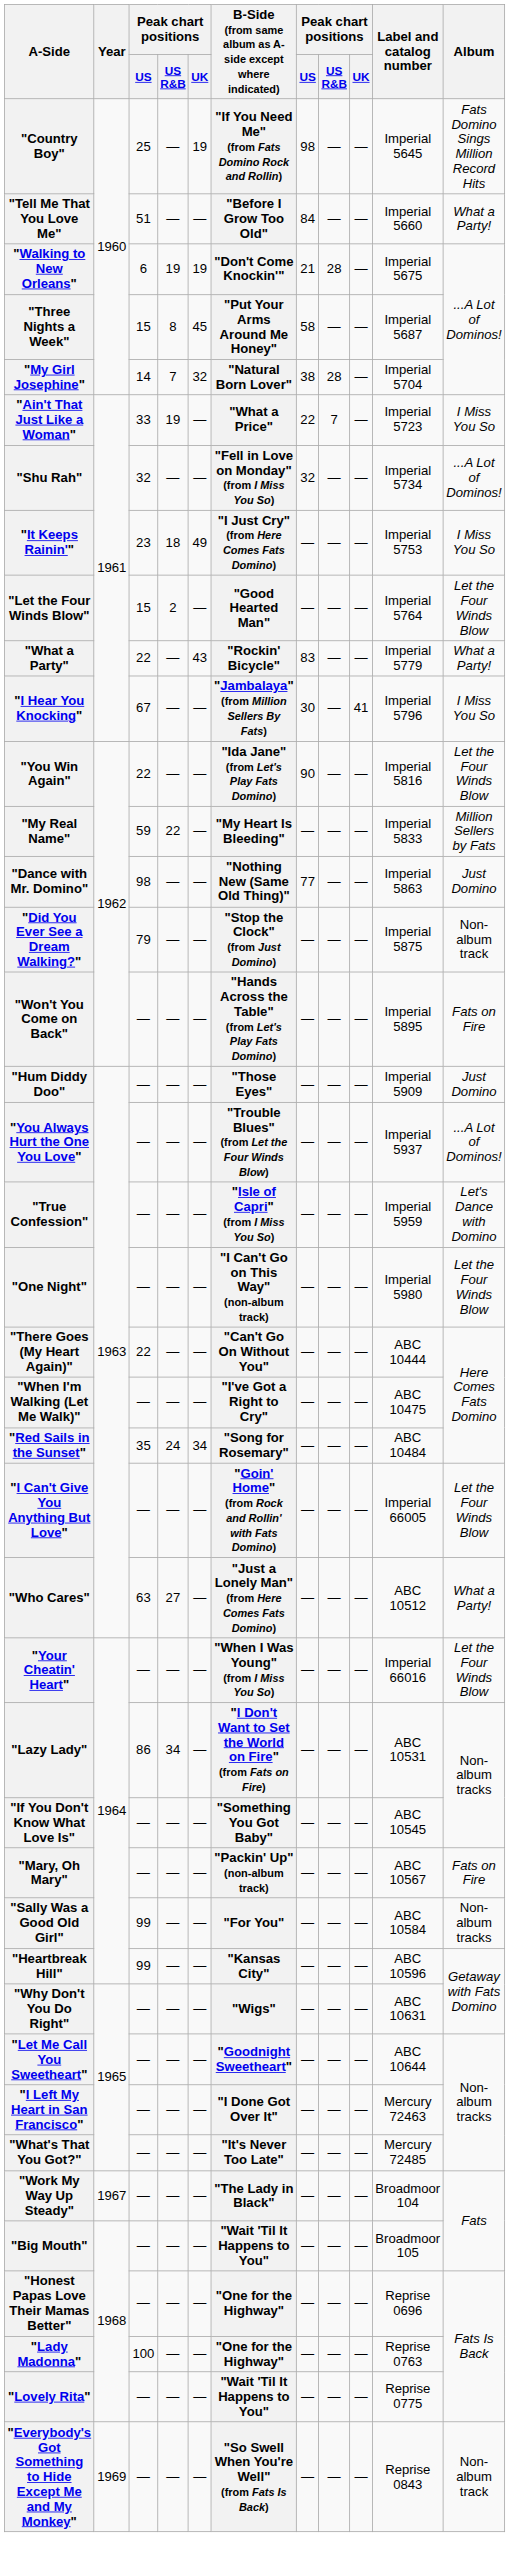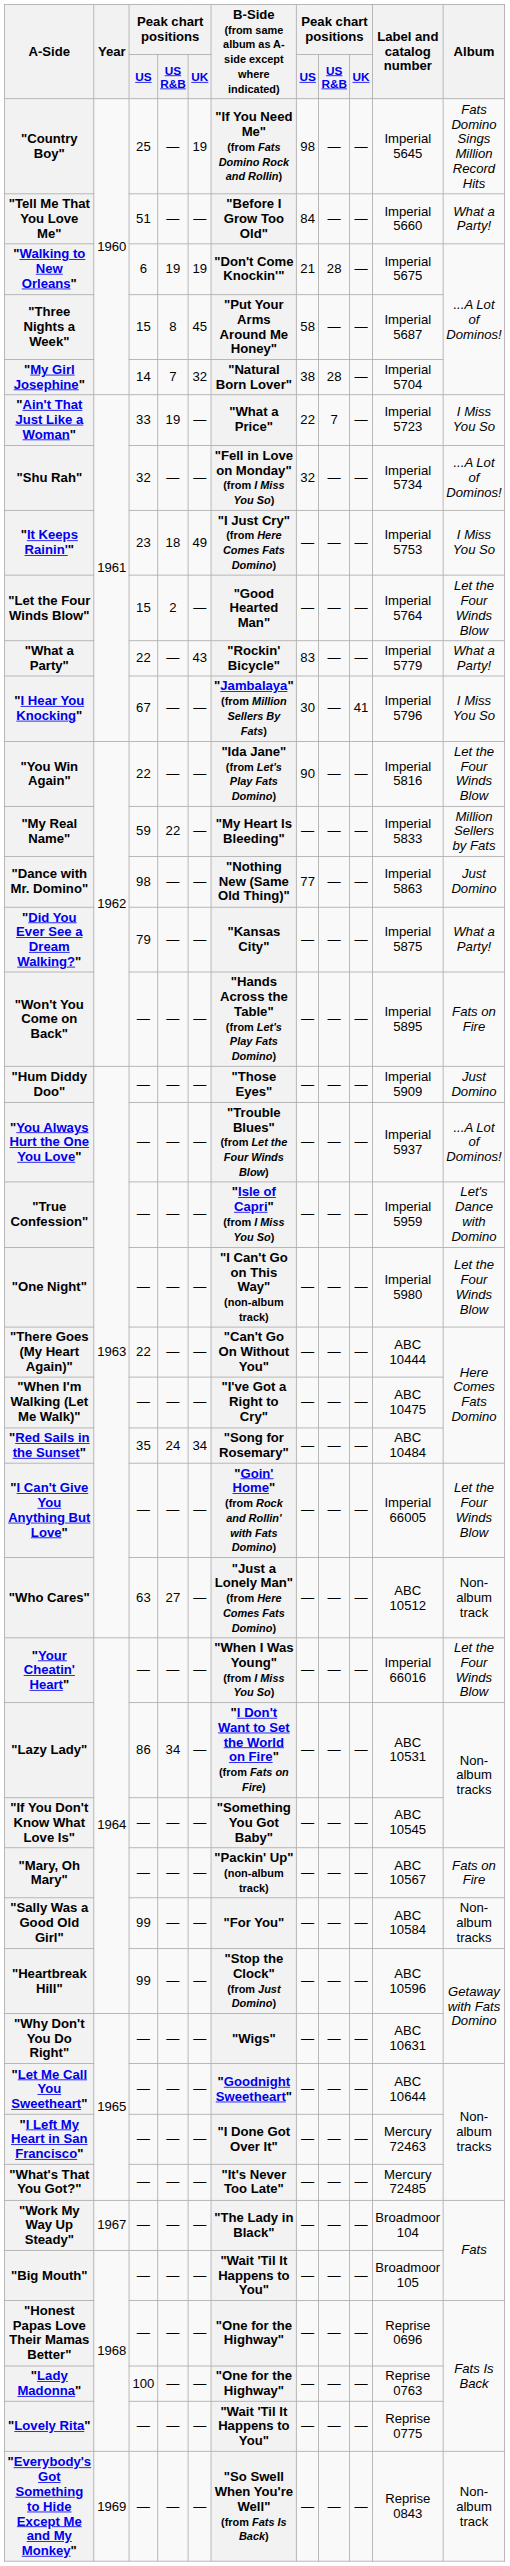(254, 939) "Stop the Clock" (from Just Domino) -> (254, 939) "Kansas City"
(474, 939) Non-album track -> (474, 939) What a Party!
(474, 1597) What a Party! -> (474, 1597) Non-album track
(254, 1966) "Kansas City" -> (254, 1980) "Stop the Clock" (from Just Domino)
